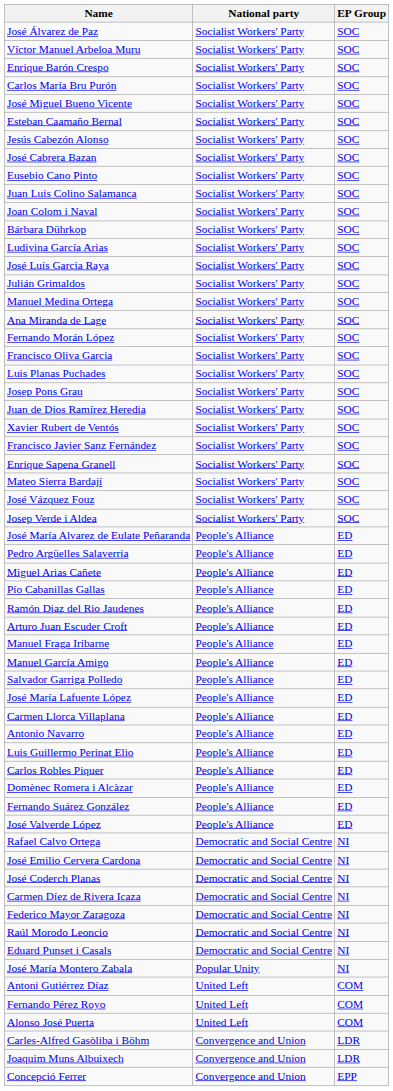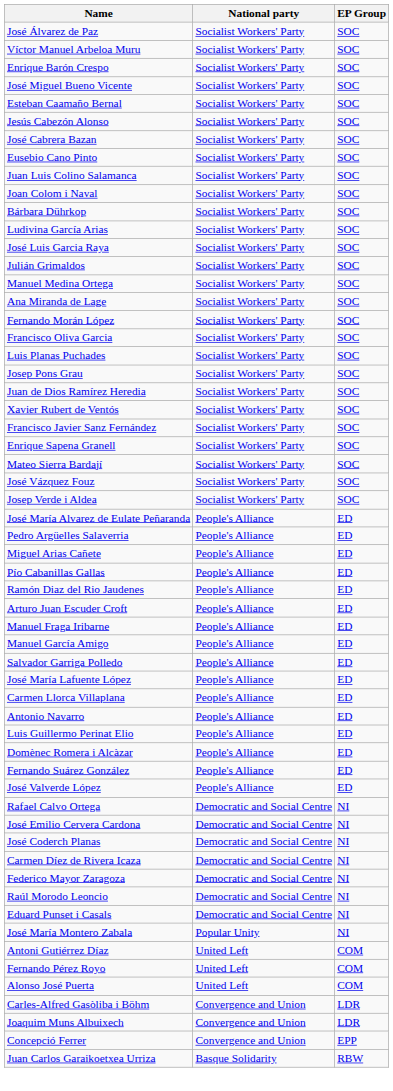- row: (62, 85)
- row: (55, 770)
+ row: (81, 1058)
